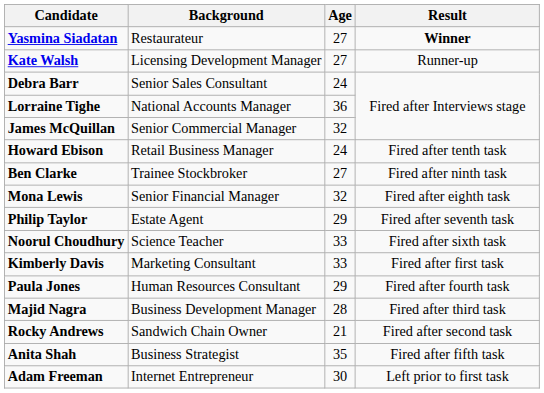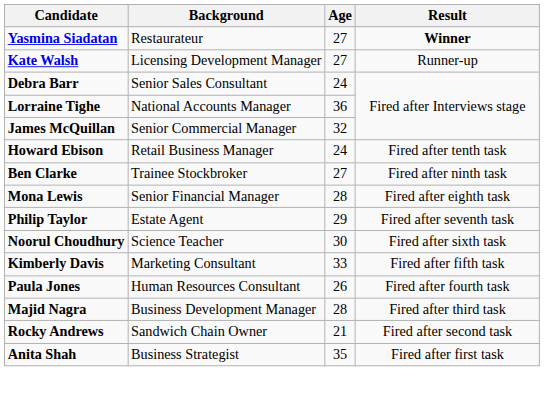(340, 196) 32 -> (340, 196) 28
(340, 241) 33 -> (340, 241) 30
(447, 264) Fired after first task -> (447, 264) Fired after fifth task
(340, 286) 29 -> (340, 286) 26
(447, 354) Fired after fifth task -> (447, 354) Fired after first task
- row: (55, 377)
